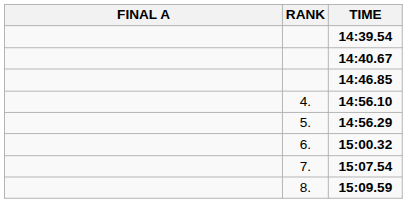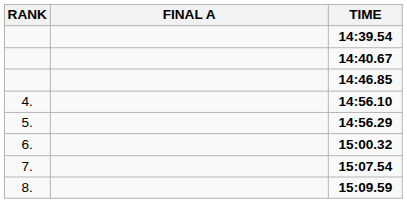columns swapped: (305, 15) <-> (144, 15)
